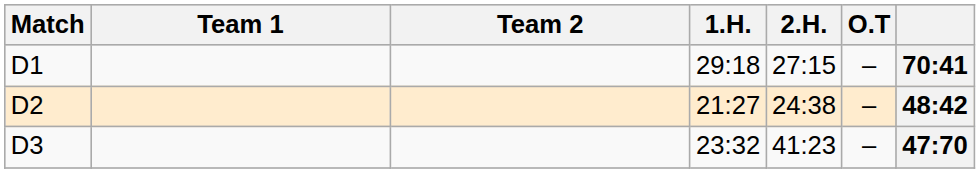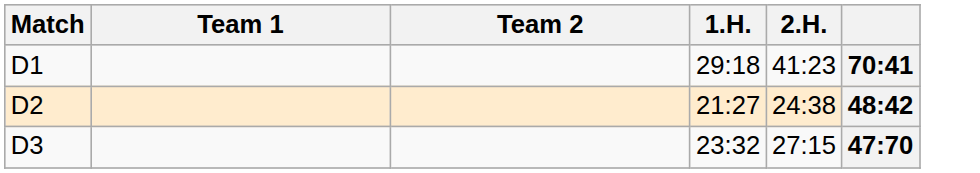- column: (869, 24)
(804, 65) 27:15 -> (804, 65) 41:23
(804, 146) 41:23 -> (804, 146) 27:15
